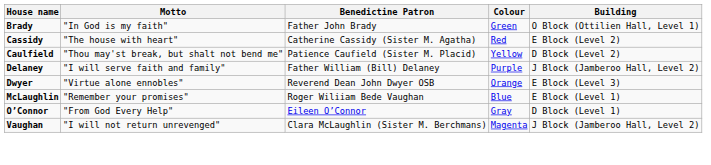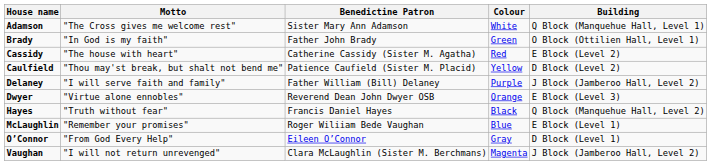+ row: (25, 26)
+ row: (20, 111)
